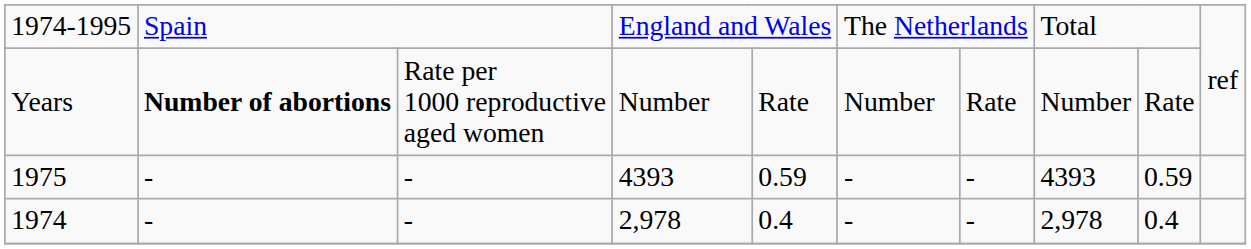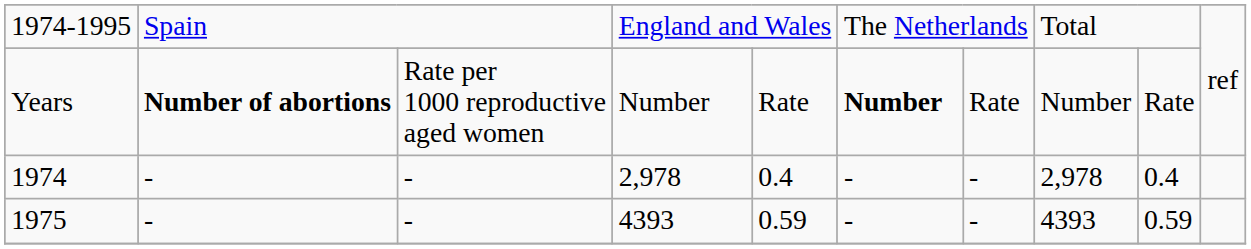(889, 101) normal -> (893, 101) bold
rows swapped: (39, 220) <-> (39, 176)
